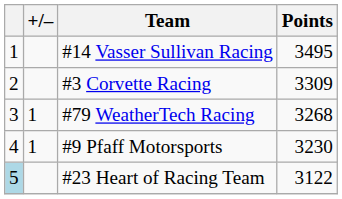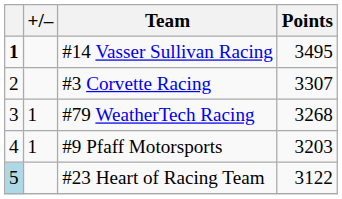(14, 52) normal -> (14, 52) bold
(314, 83) 3309 -> (314, 83) 3307
(314, 146) 3230 -> (314, 146) 3203
